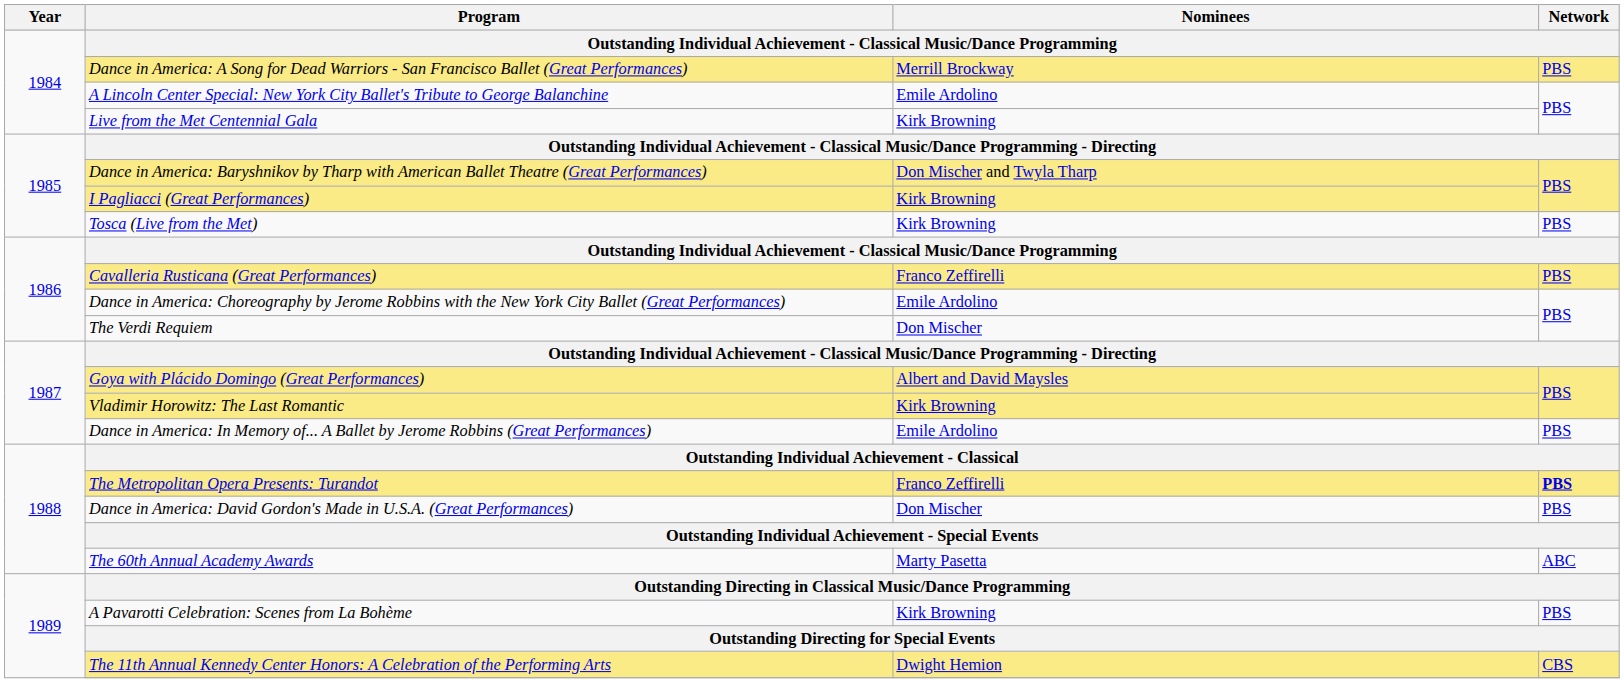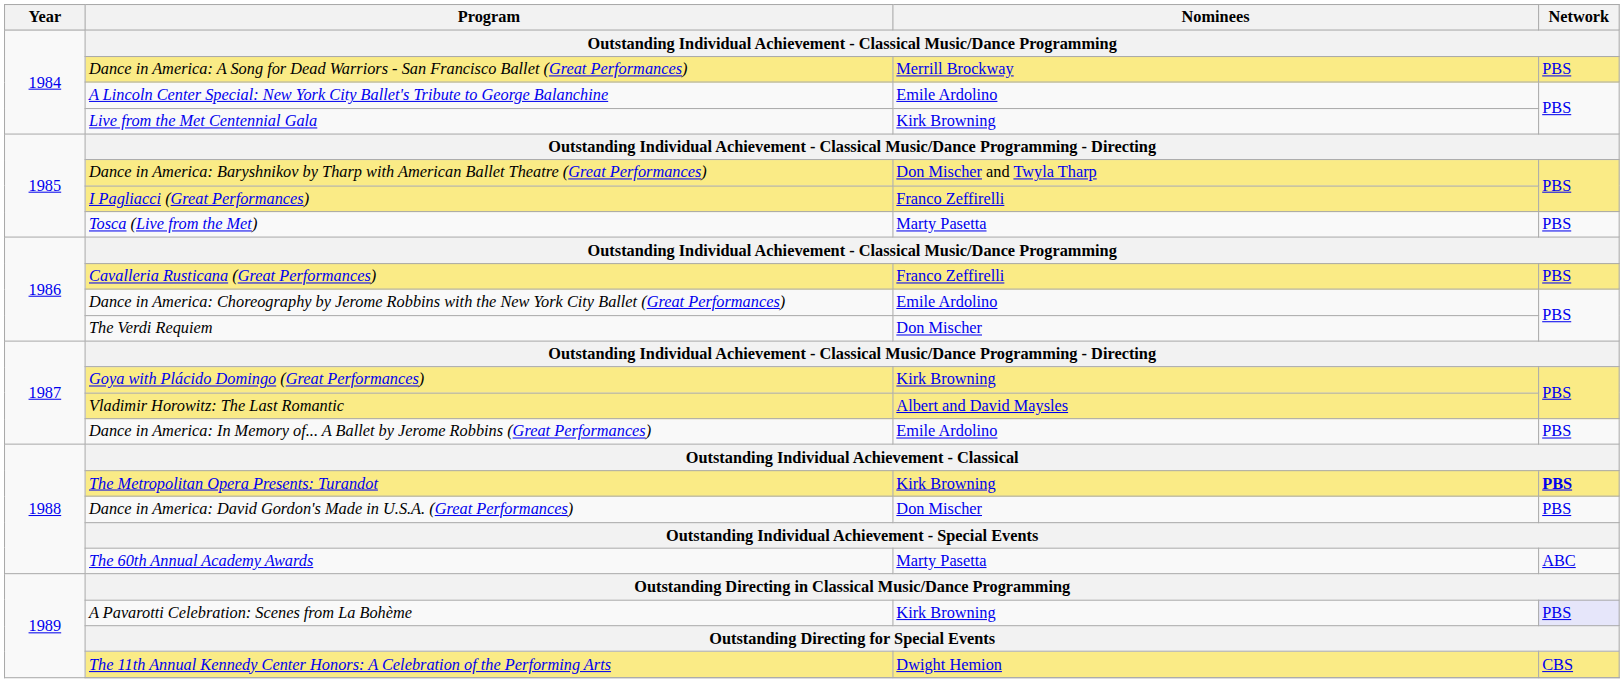(946, 198) Kirk Browning -> (950, 198) Franco Zeffirelli
(946, 224) Kirk Browning -> (941, 224) Marty Pasetta
(982, 379) Albert and David Maysles -> (946, 379) Kirk Browning
(946, 405) Kirk Browning -> (982, 405) Albert and David Maysles
(950, 483) Franco Zeffirelli -> (946, 483) Kirk Browning
(1557, 612) no background -> (1557, 612) lavender background
